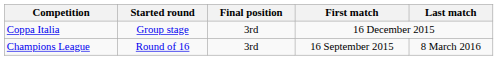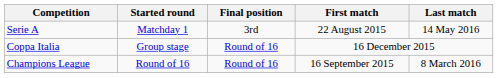+ row: (23, 30)
(251, 30) 3rd -> (251, 47) Round of 16
(251, 47) 3rd -> (251, 64) Round of 16
